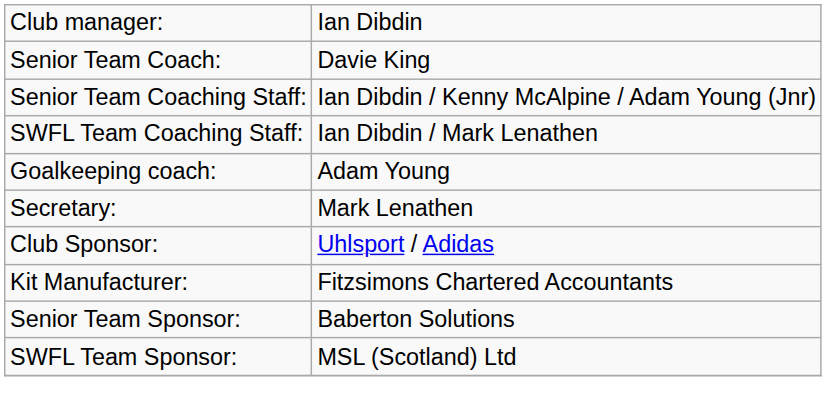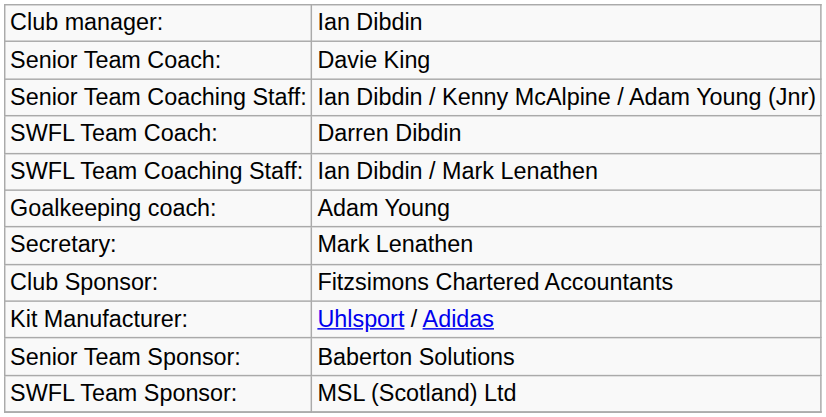+ row: (114, 134)
(406, 245) Uhlsport / Adidas -> (495, 282) Fitzsimons Chartered Accountants
(495, 282) Fitzsimons Chartered Accountants -> (406, 319) Uhlsport / Adidas
